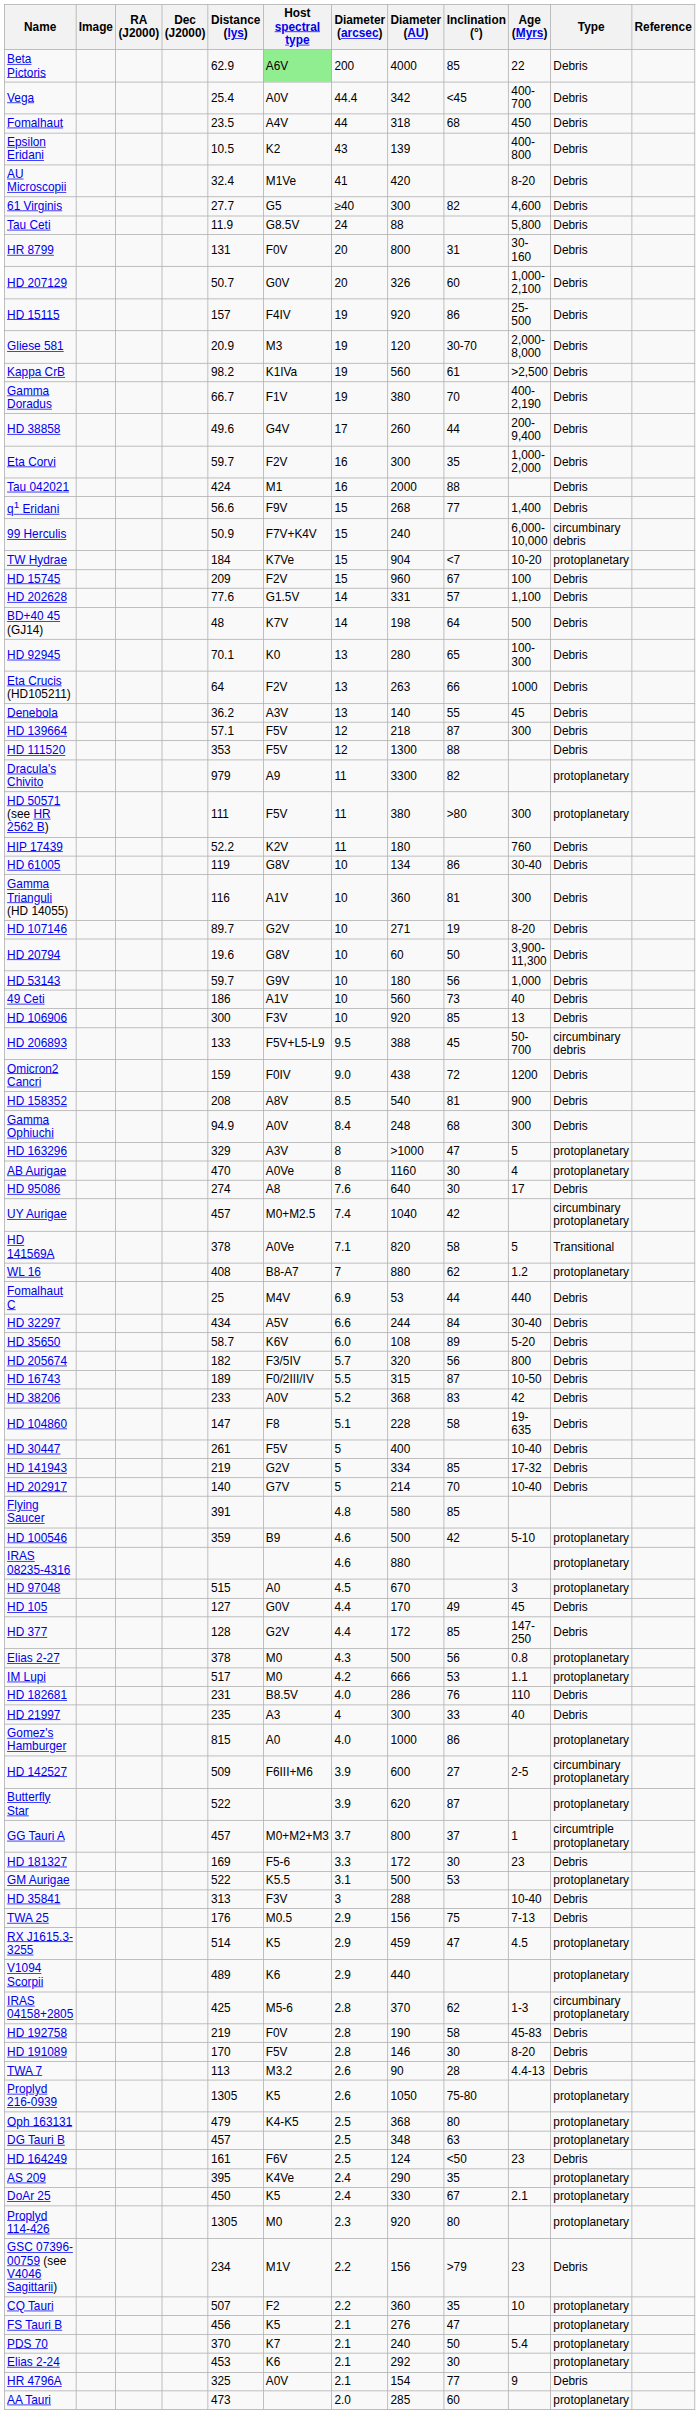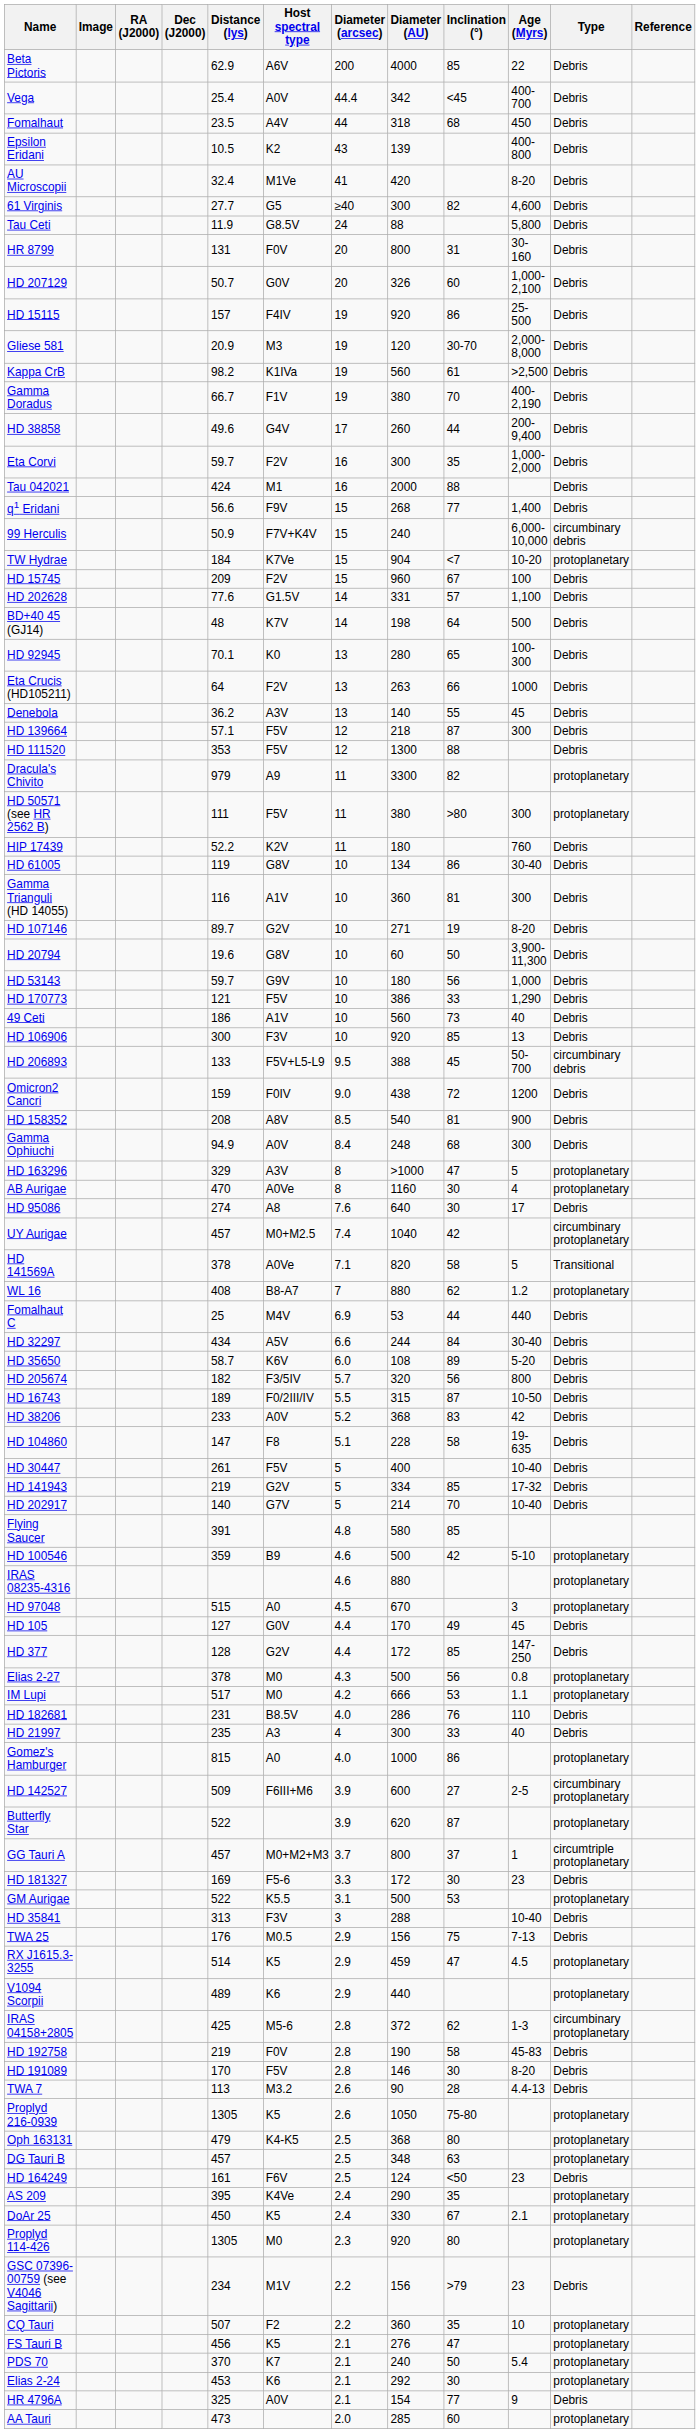(277, 65) lightgreen background -> (277, 65) no background
+ row: (37, 999)
(400, 2007) 370 -> (400, 2026) 372
